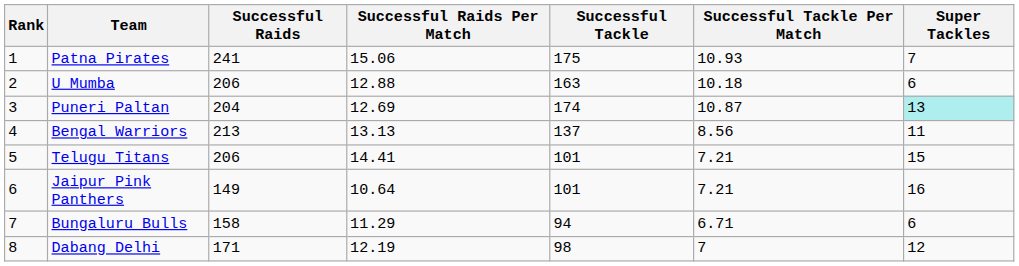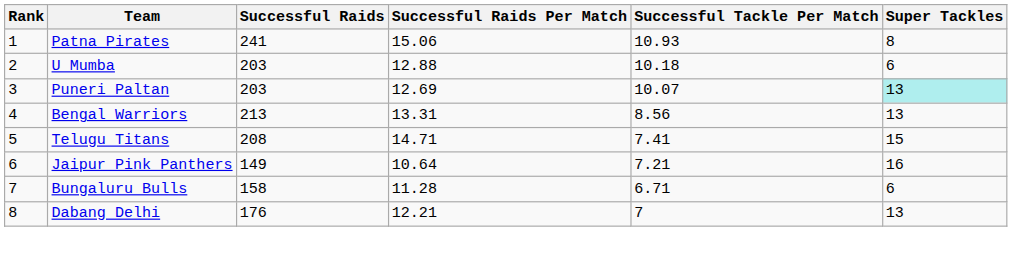- column: (622, 26)
(912, 59) 7 -> (890, 41) 8
(226, 83) 206 -> (253, 66) 203
(226, 108) 204 -> (253, 91) 203
(720, 108) 10.87 -> (657, 91) 10.07
(373, 133) 13.13 -> (414, 115) 13.31
(916, 133) 11 -> (895, 115) 13
(226, 157) 206 -> (253, 140) 208
(373, 157) 14.41 -> (414, 140) 14.71
(715, 157) 7.21 -> (652, 140) 7.41
(373, 224) 11.29 -> (414, 189) 11.28
(226, 248) 171 -> (253, 213) 176
(373, 248) 12.19 -> (414, 213) 12.21
(916, 248) 12 -> (895, 213) 13
